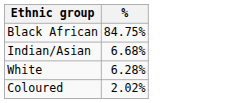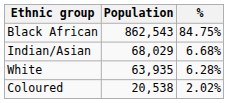+ column: (139, 14)
